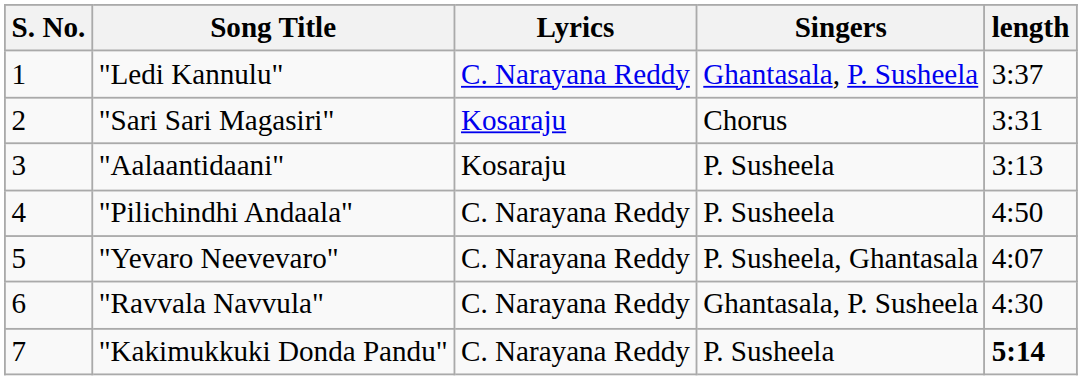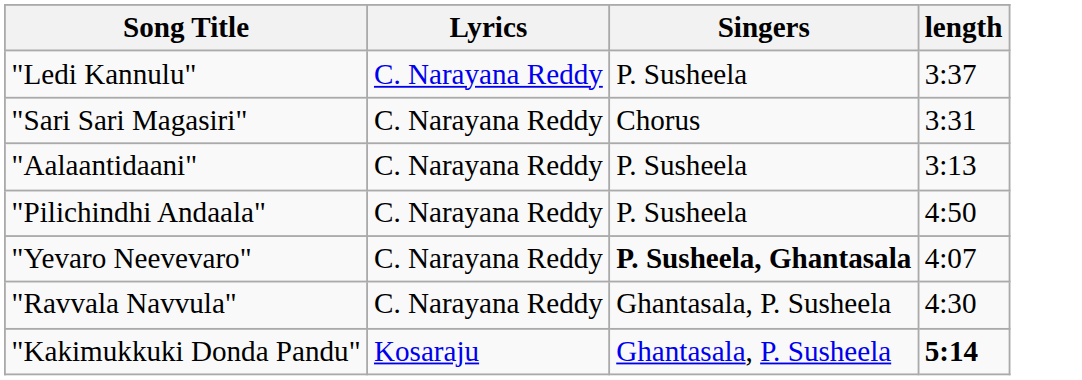- column: (48, 27)
(841, 73) Ghantasala, P. Susheela -> (682, 73) P. Susheela
(514, 119) Kosaraju -> (488, 119) C. Narayana Reddy
(514, 166) Kosaraju -> (488, 166) C. Narayana Reddy
(841, 258) normal -> (764, 258) bold
(575, 350) C. Narayana Reddy -> (427, 350) Kosaraju
(769, 350) P. Susheela -> (754, 350) Ghantasala, P. Susheela
